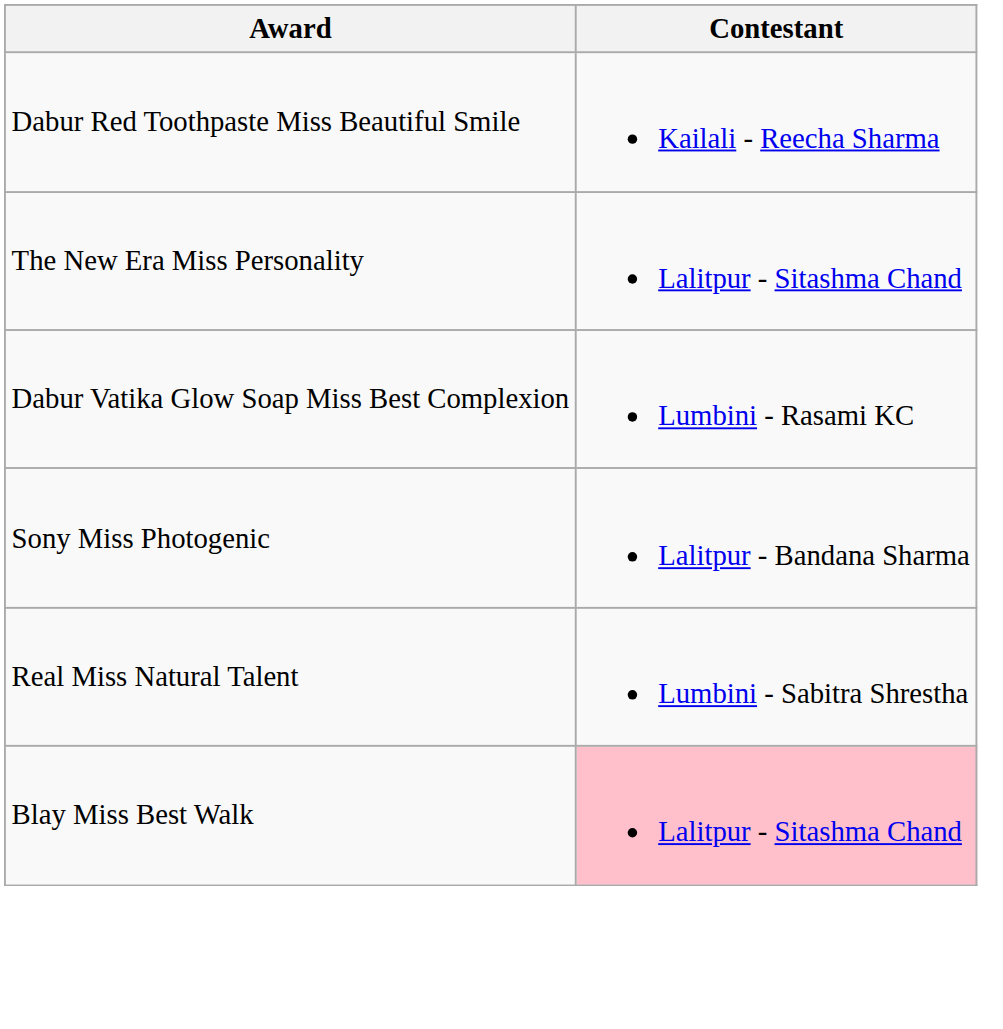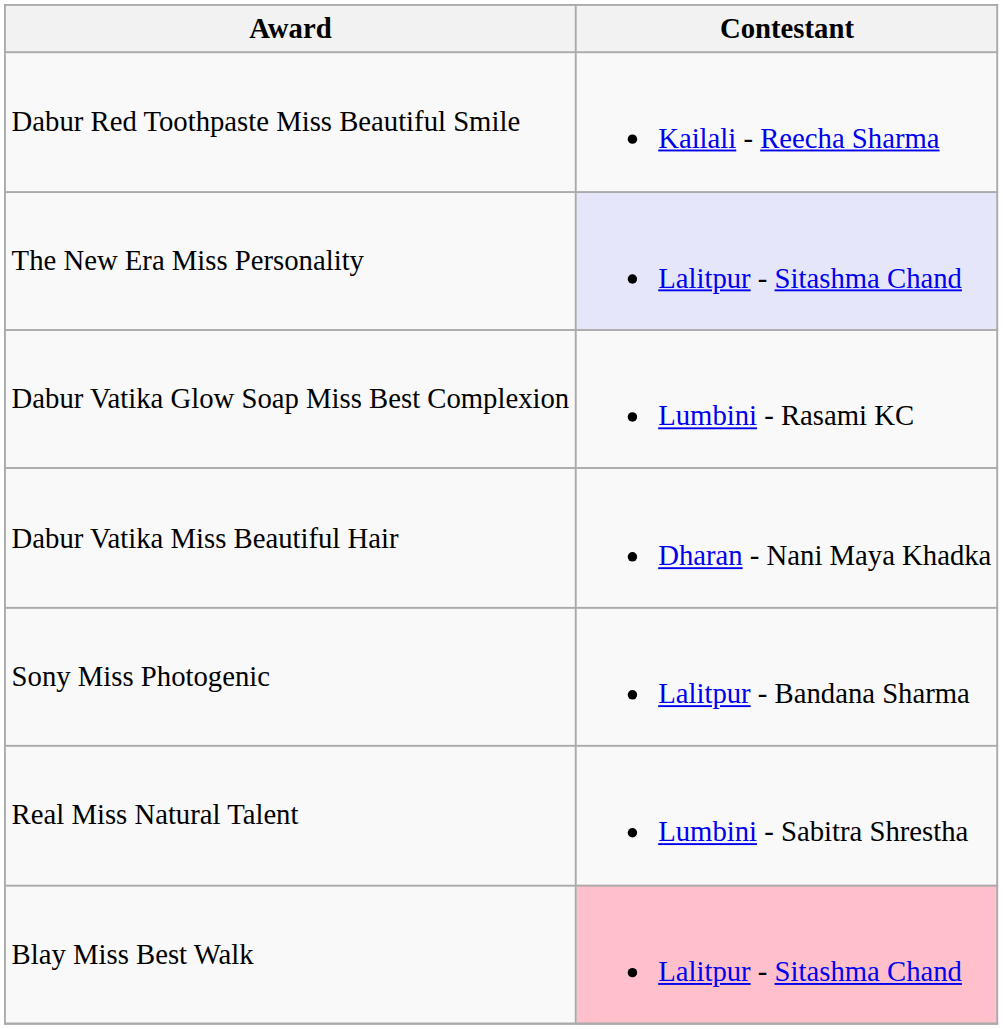(776, 278) no background -> (787, 278) lavender background
+ row: (205, 537)
